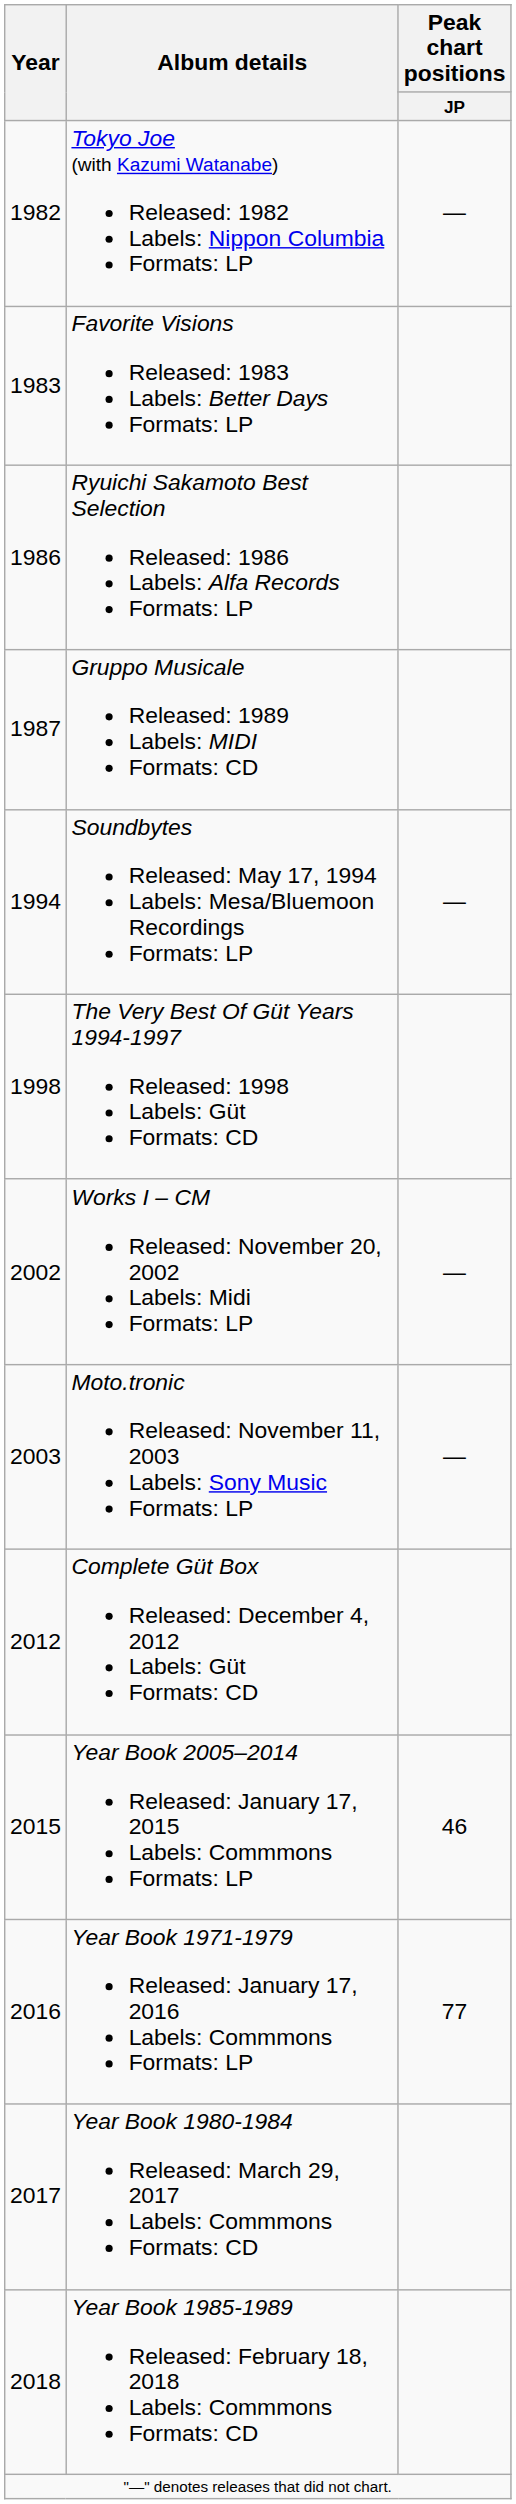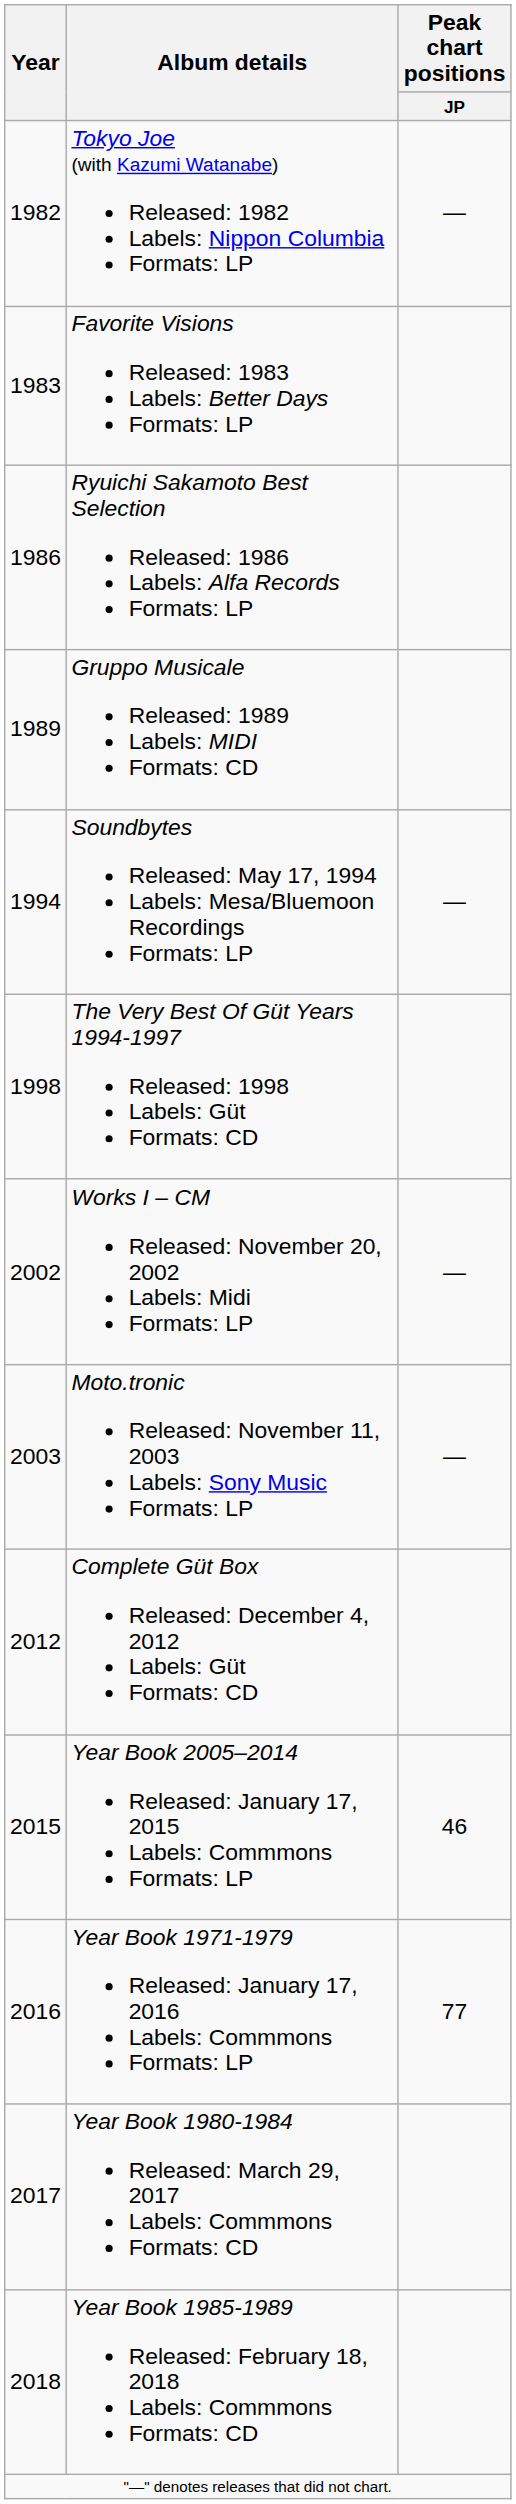(35, 729) 1987 -> (35, 729) 1989
